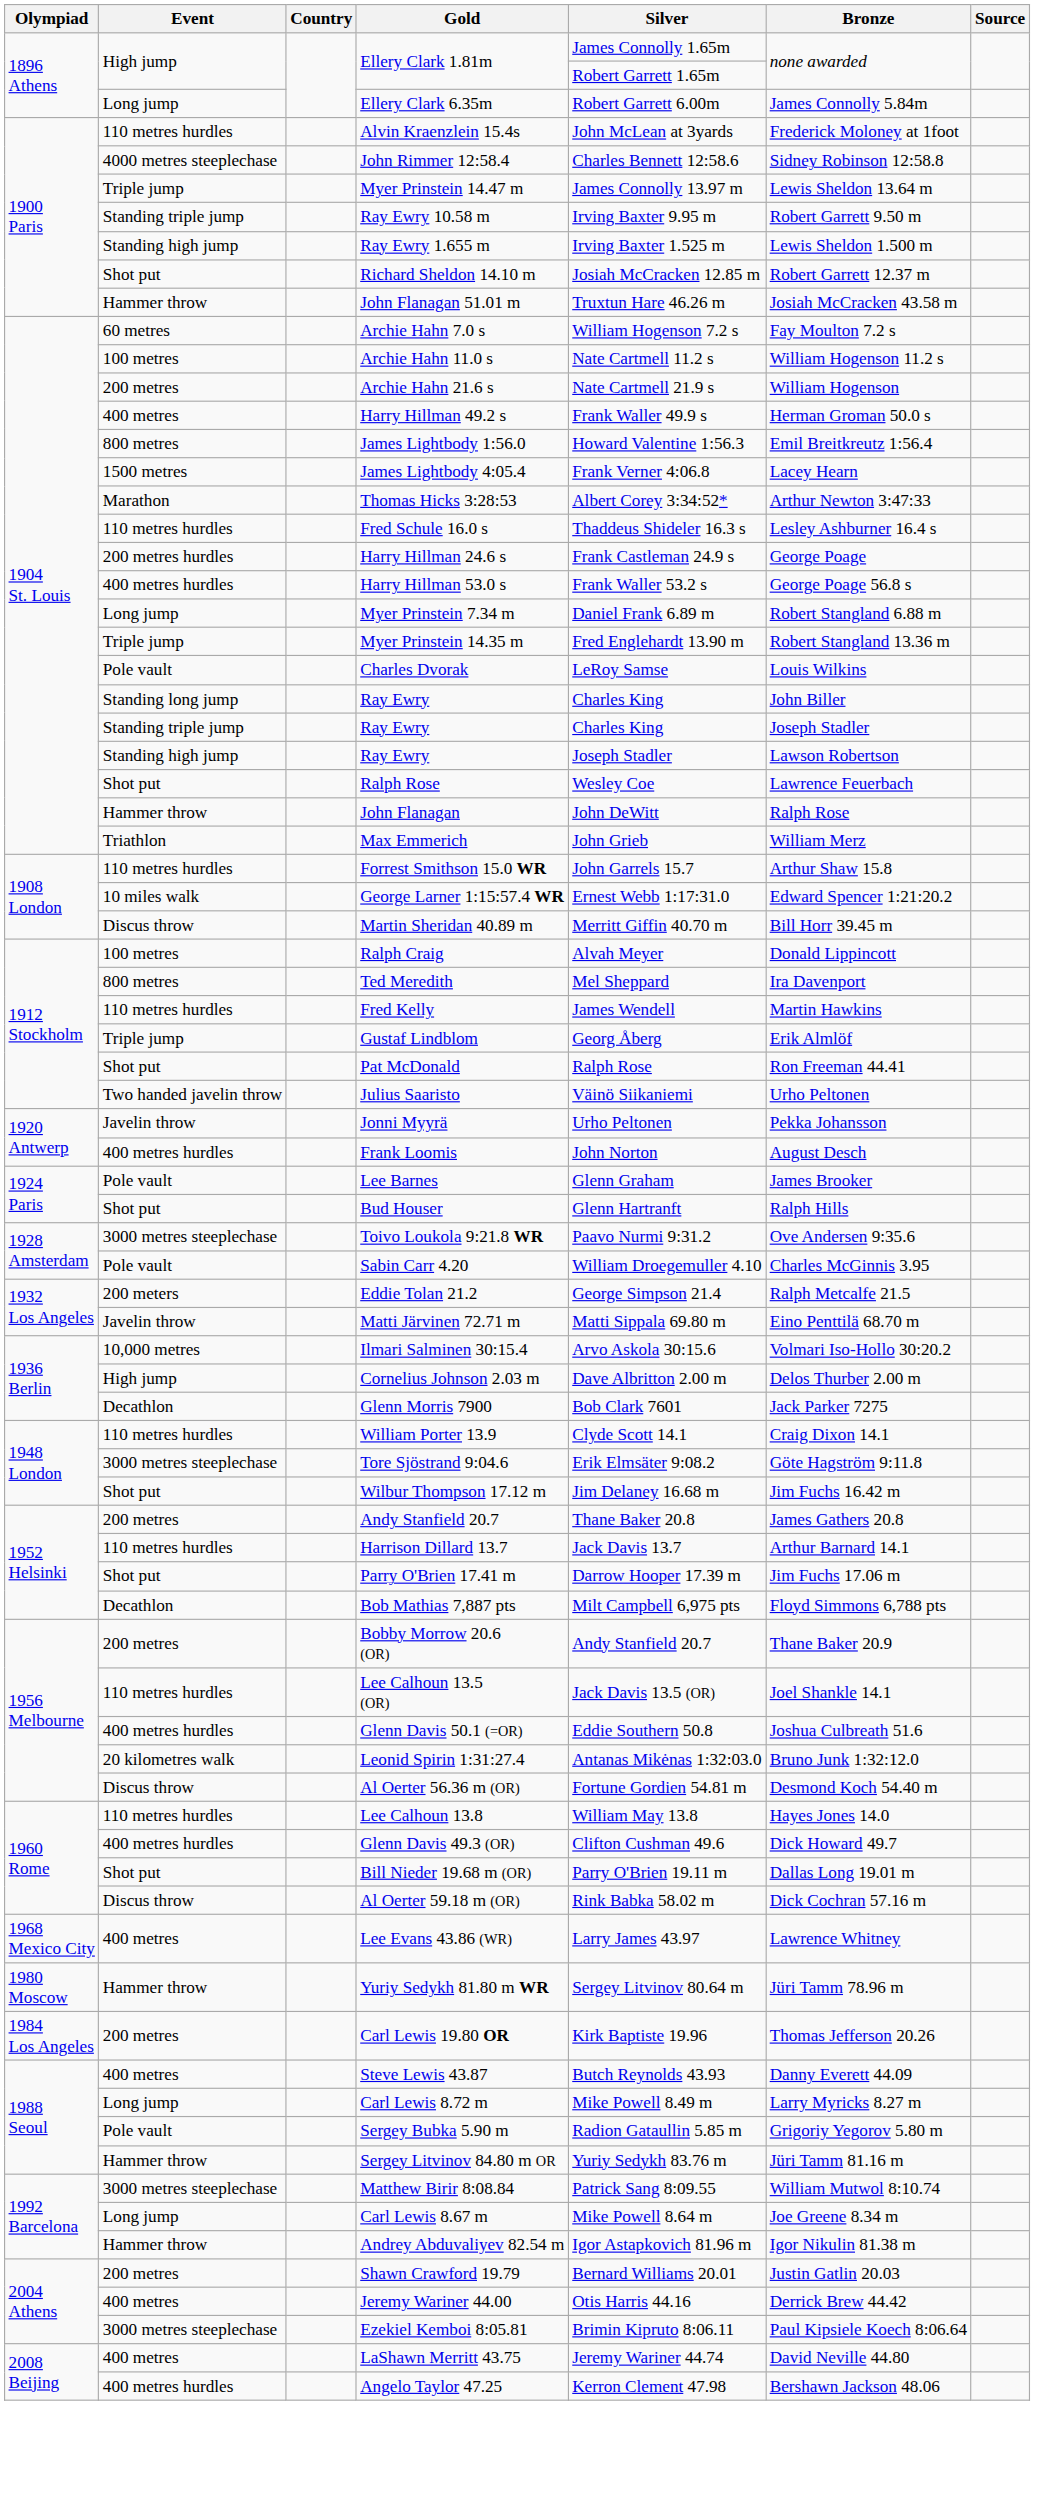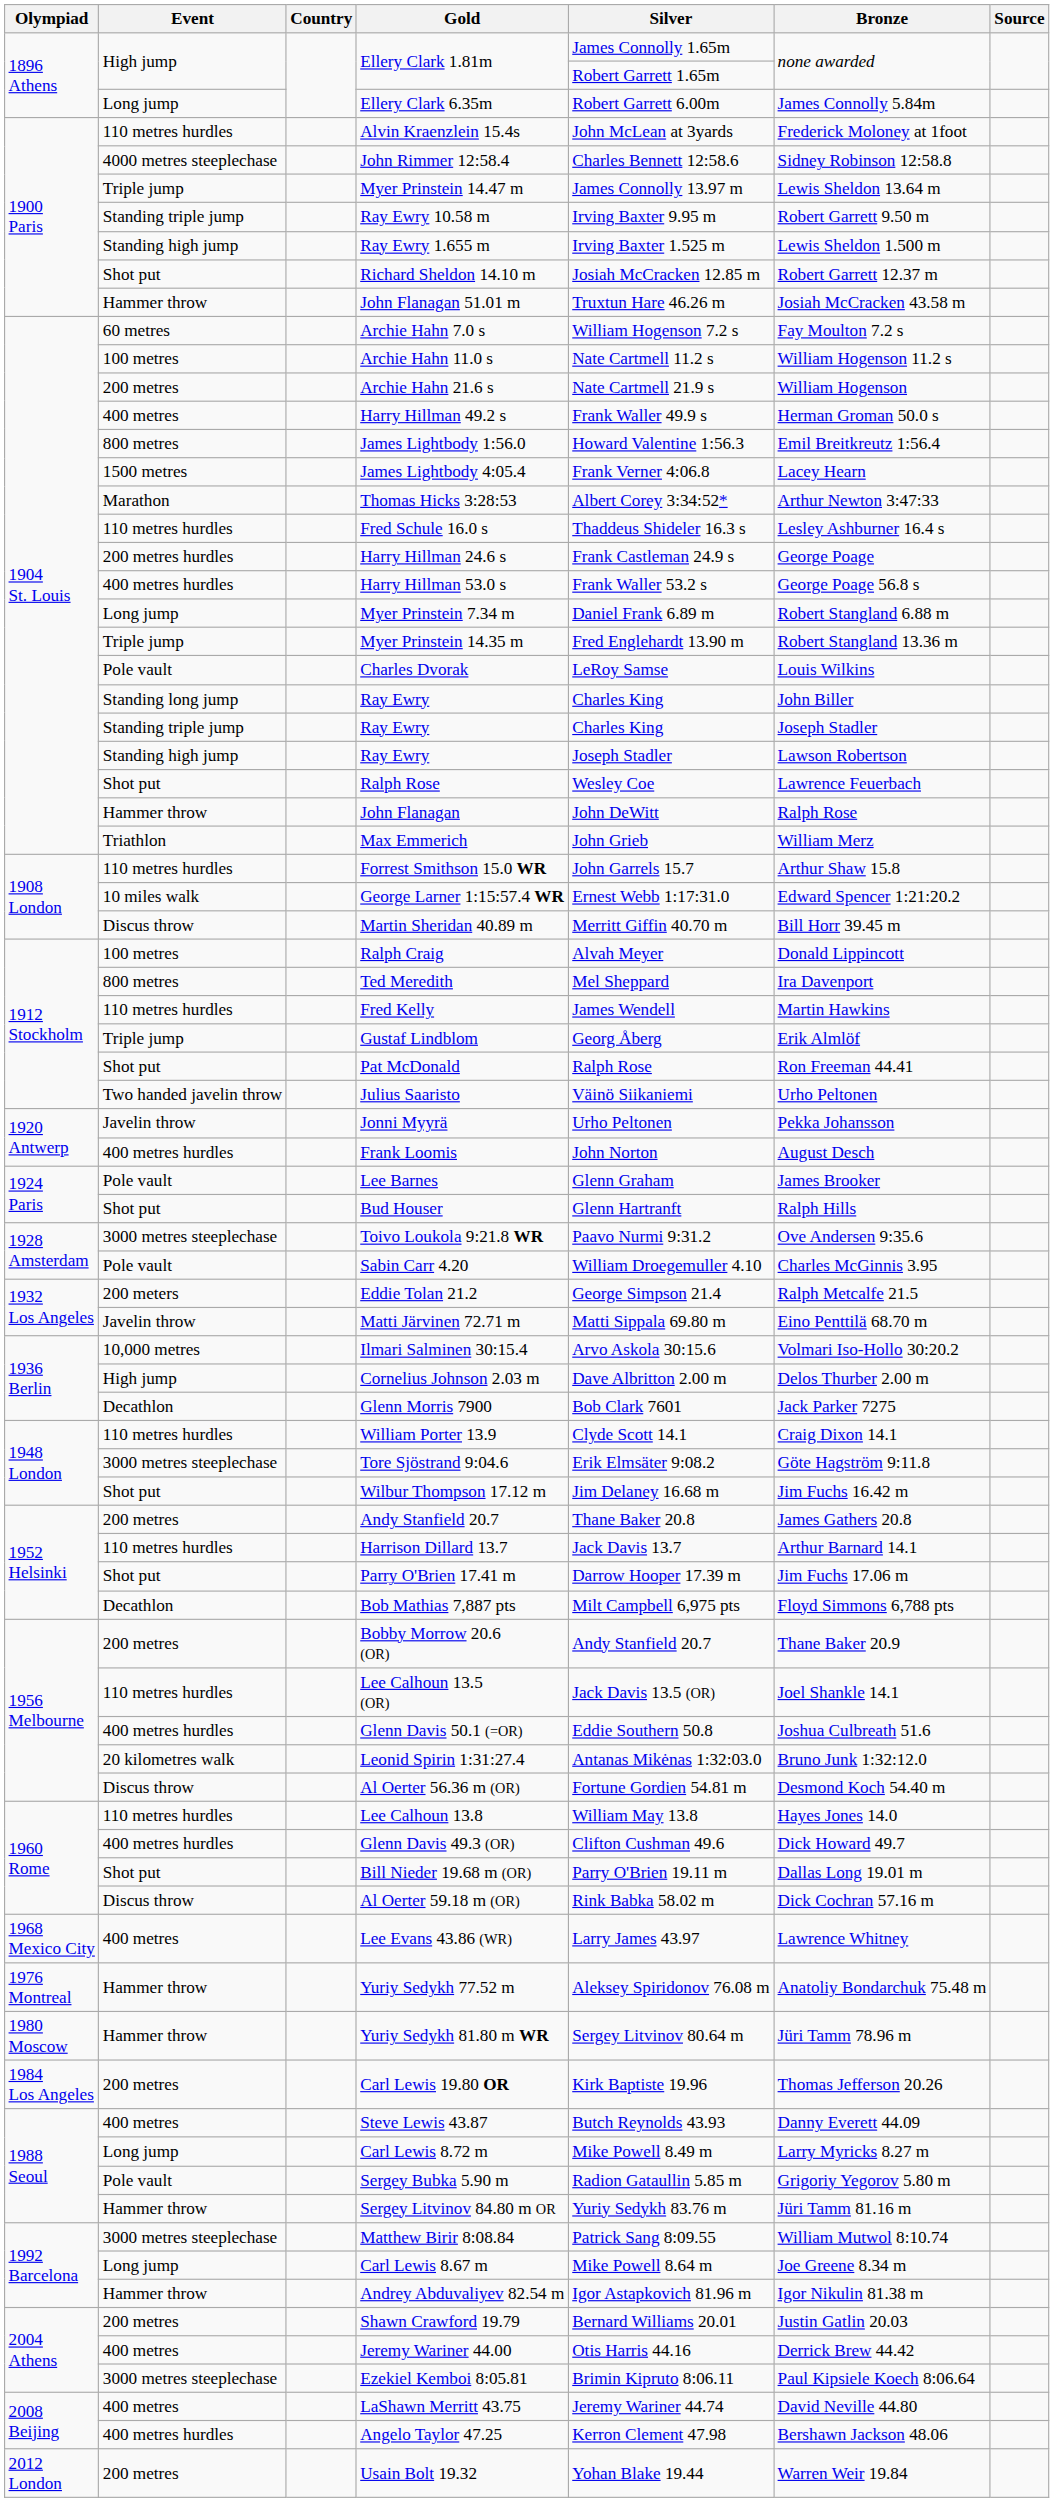+ row: (155, 1987)
+ row: (141, 2473)
